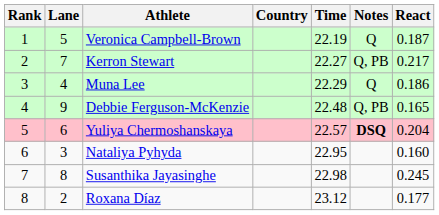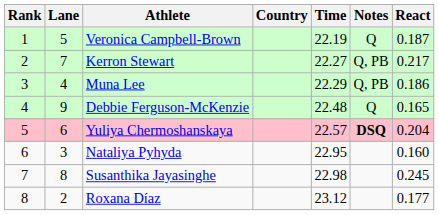(371, 84) Q -> (371, 84) Q, PB
(371, 107) Q, PB -> (371, 107) Q
